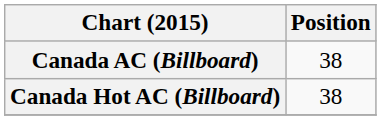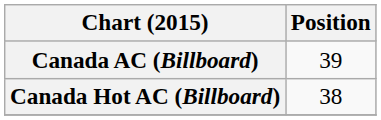(331, 59) 38 -> (331, 59) 39
